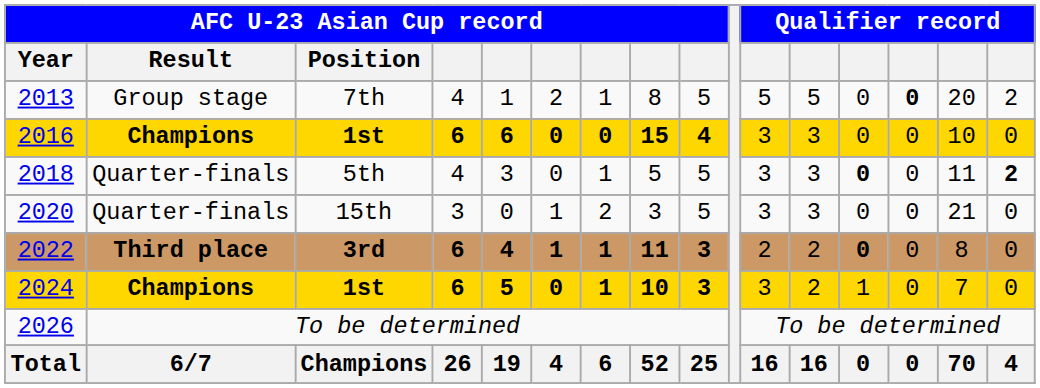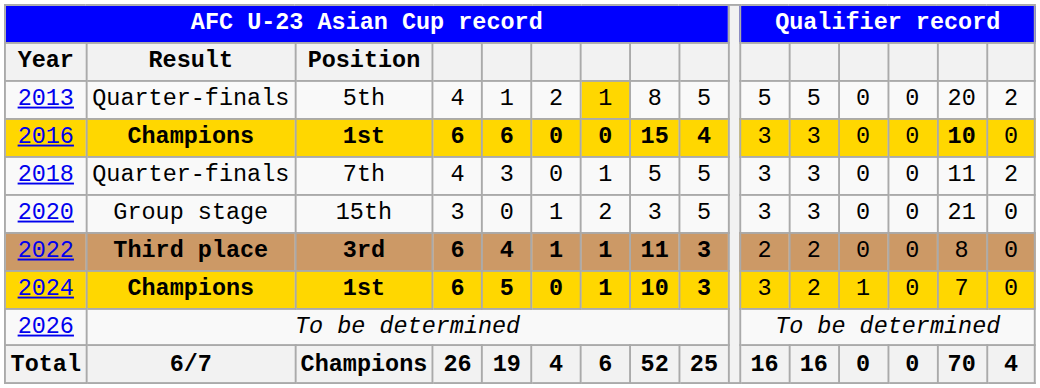(191, 100) Group stage -> (191, 100) Quarter-finals
(364, 100) 7th -> (364, 100) 5th
(605, 100) no background -> (605, 100) gold background
(912, 100) bold -> (912, 100) normal
(962, 138) normal -> (962, 138) bold
(364, 176) 5th -> (364, 176) 7th
(863, 176) bold -> (863, 176) normal
(1011, 176) bold -> (1011, 176) normal
(191, 214) Quarter-finals -> (191, 214) Group stage
(863, 252) bold -> (863, 252) normal
